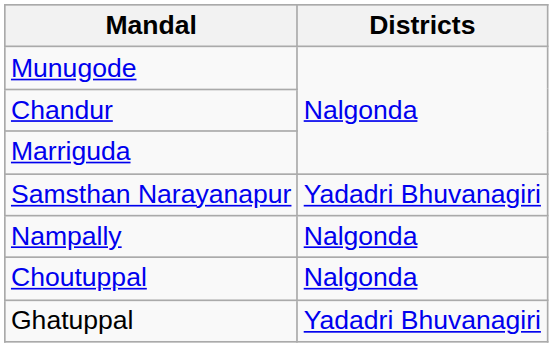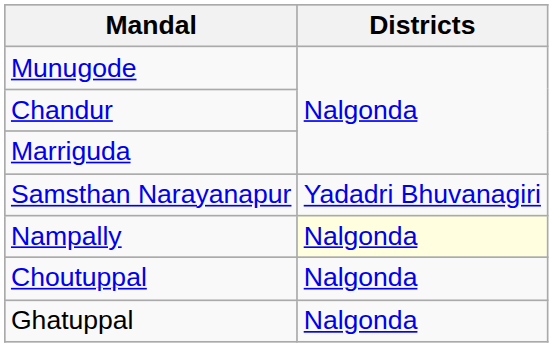(361, 236) no background -> (361, 236) lightyellow background
(422, 320) Yadadri Bhuvanagiri -> (361, 320) Nalgonda
